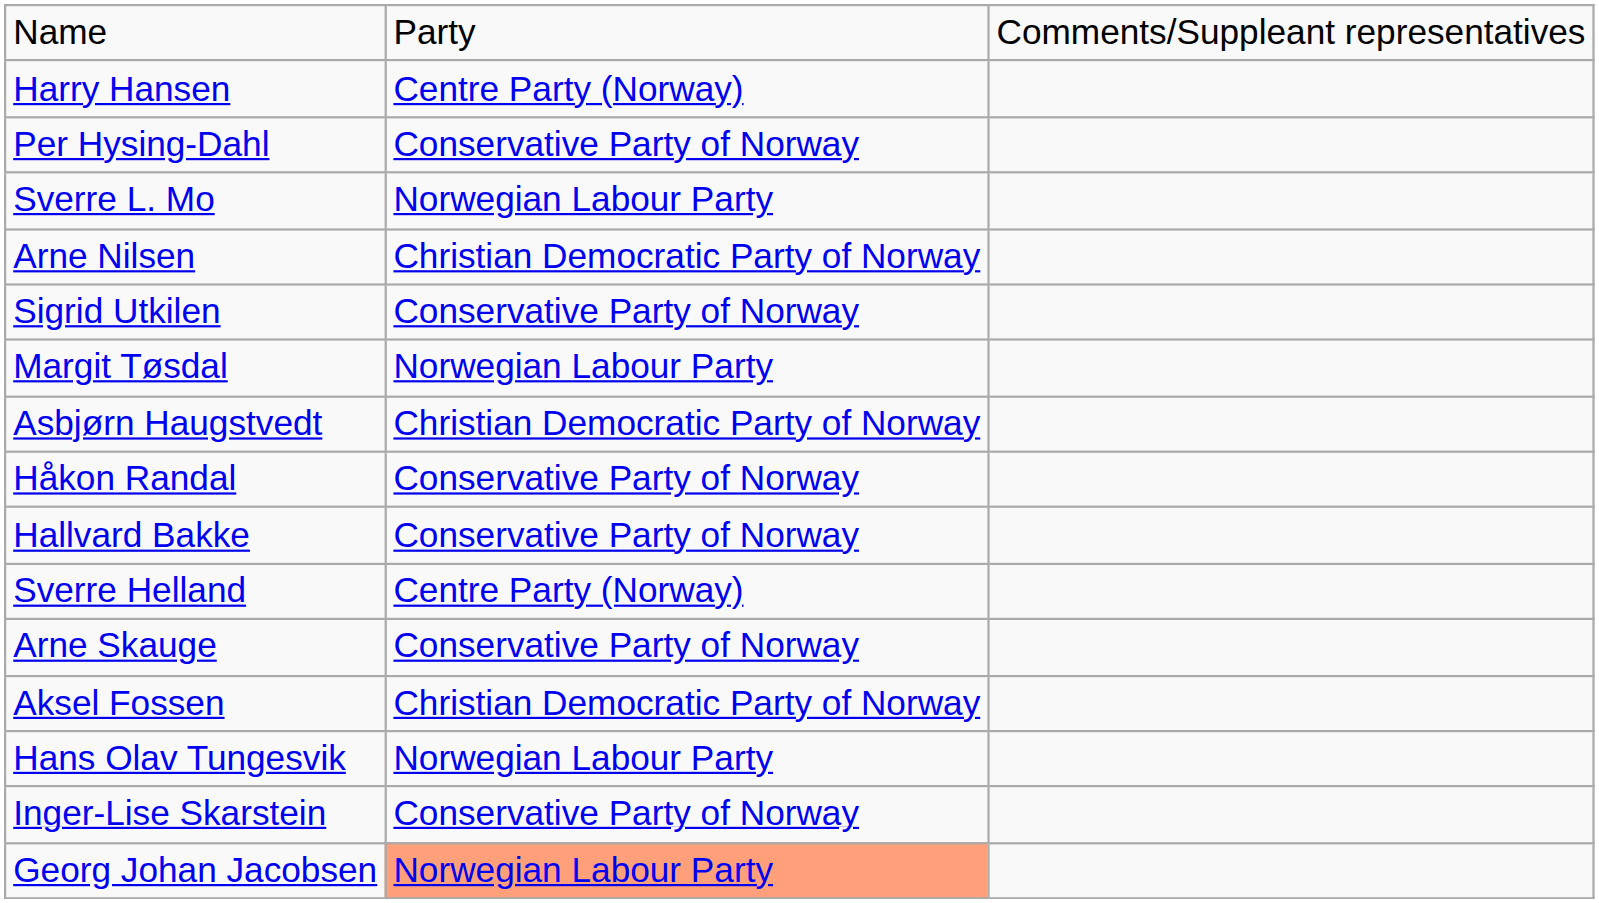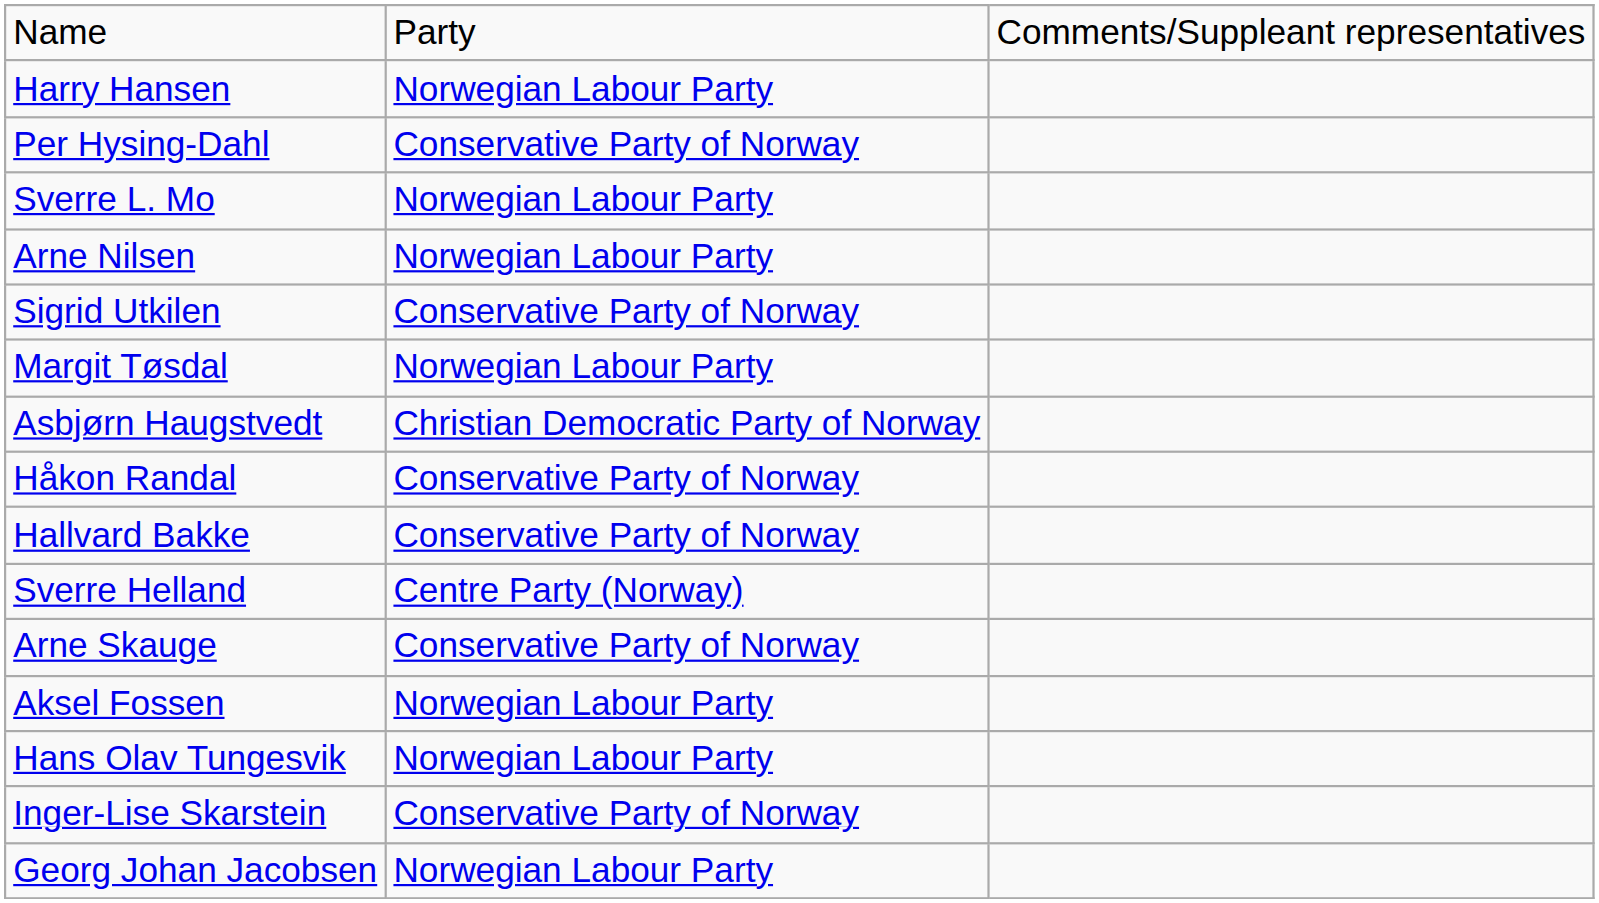(569, 88) Centre Party (Norway) -> (583, 88) Norwegian Labour Party
(687, 255) Christian Democratic Party of Norway -> (583, 255) Norwegian Labour Party
(687, 702) Christian Democratic Party of Norway -> (583, 702) Norwegian Labour Party
(583, 869) lightsalmon background -> (583, 869) no background
